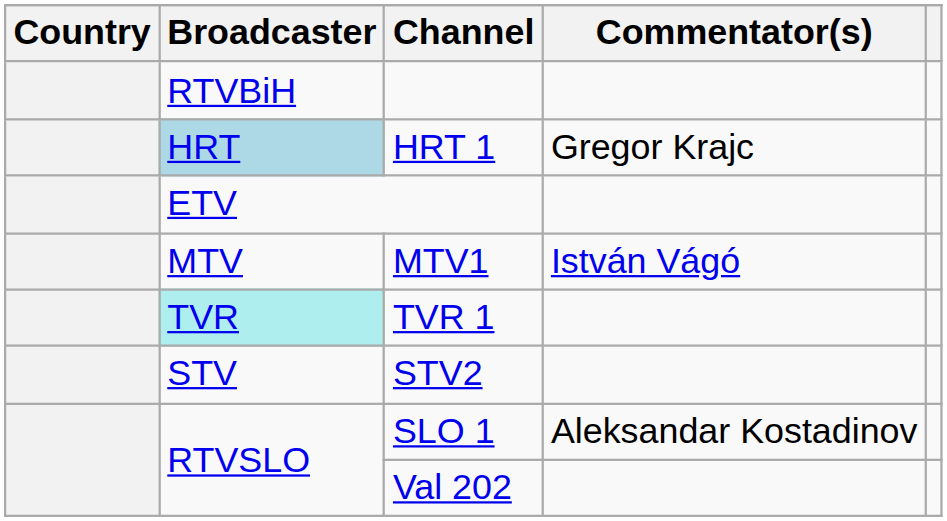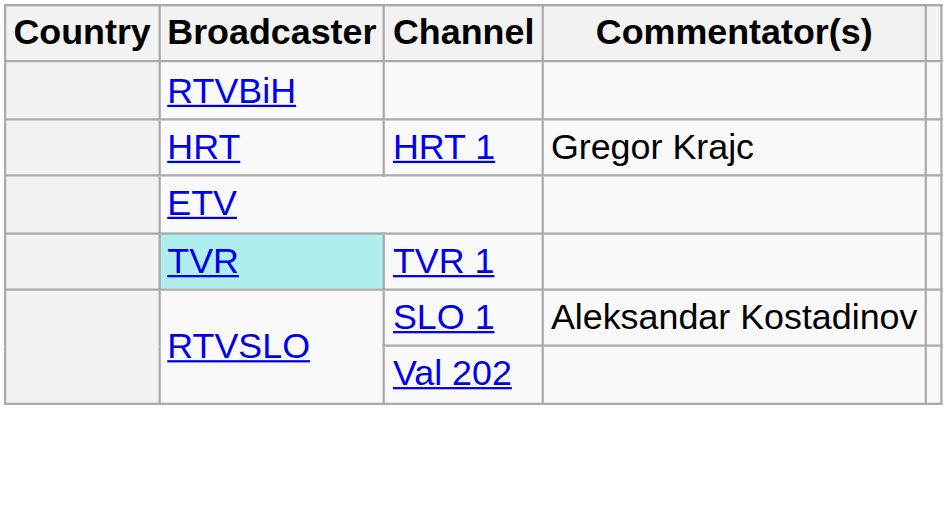(204, 146) lightblue background -> (204, 146) no background
- row: (441, 260)
- row: (438, 373)
